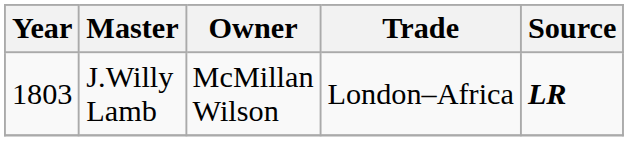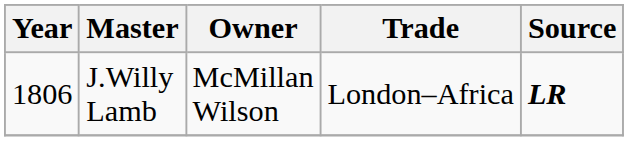(42, 93) 1803 -> (42, 93) 1806
